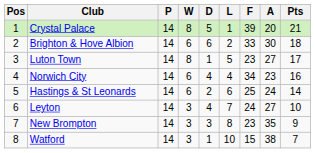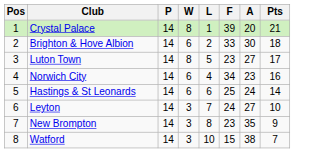- column: (209, 12)
